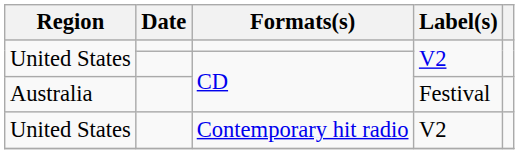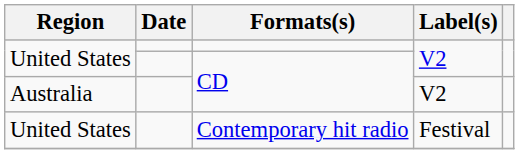(455, 93) Festival -> (433, 93) V2
(433, 129) V2 -> (455, 129) Festival
